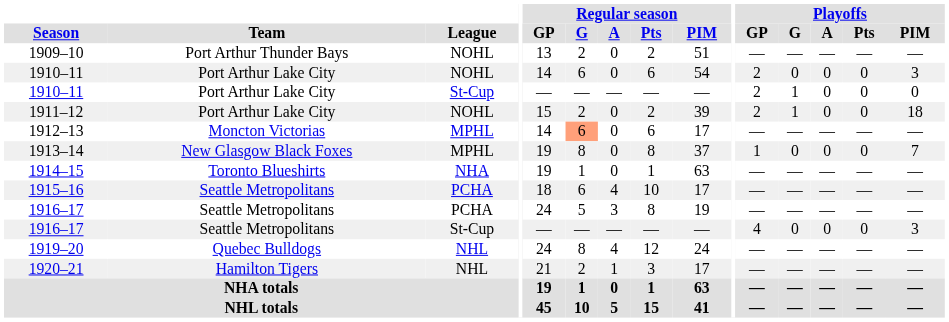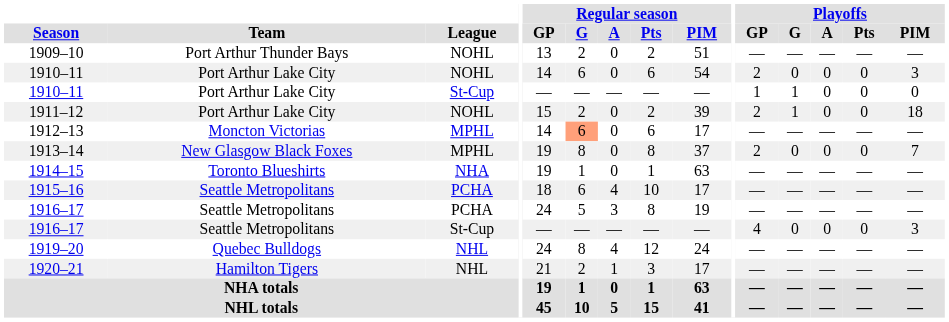(757, 92) 2 -> (757, 92) 1
(757, 151) 1 -> (757, 151) 2
